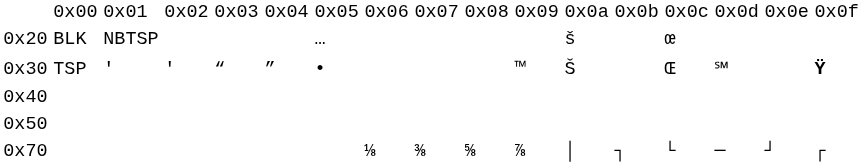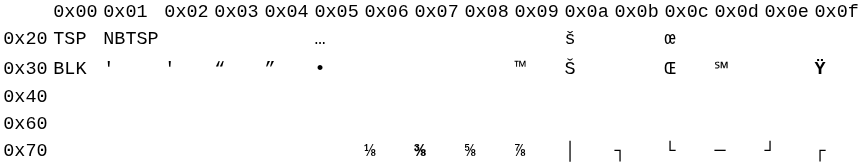(70, 39) BLK -> (70, 39) TSP
(70, 68) TSP -> (70, 68) BLK
- row: (25, 124)
+ row: (25, 124)
(420, 151) normal -> (420, 151) bold
